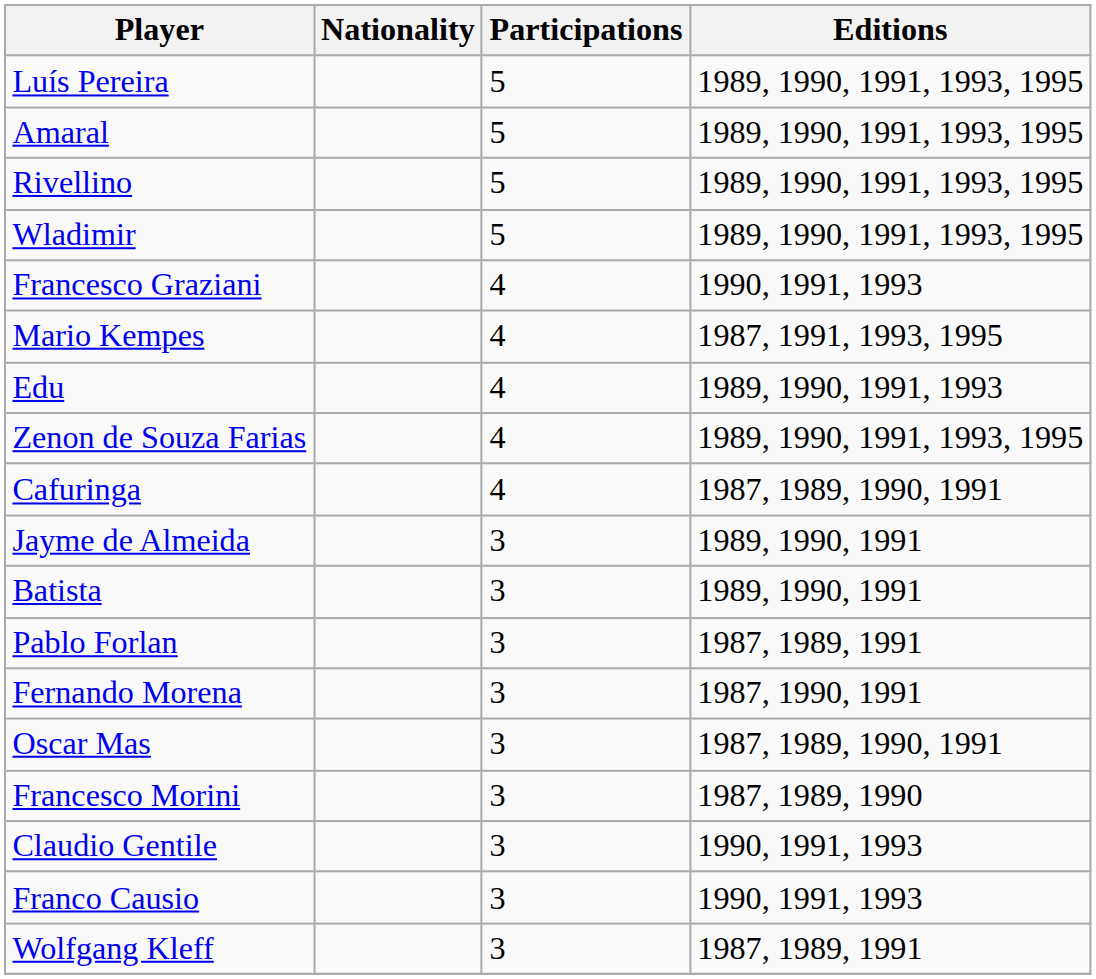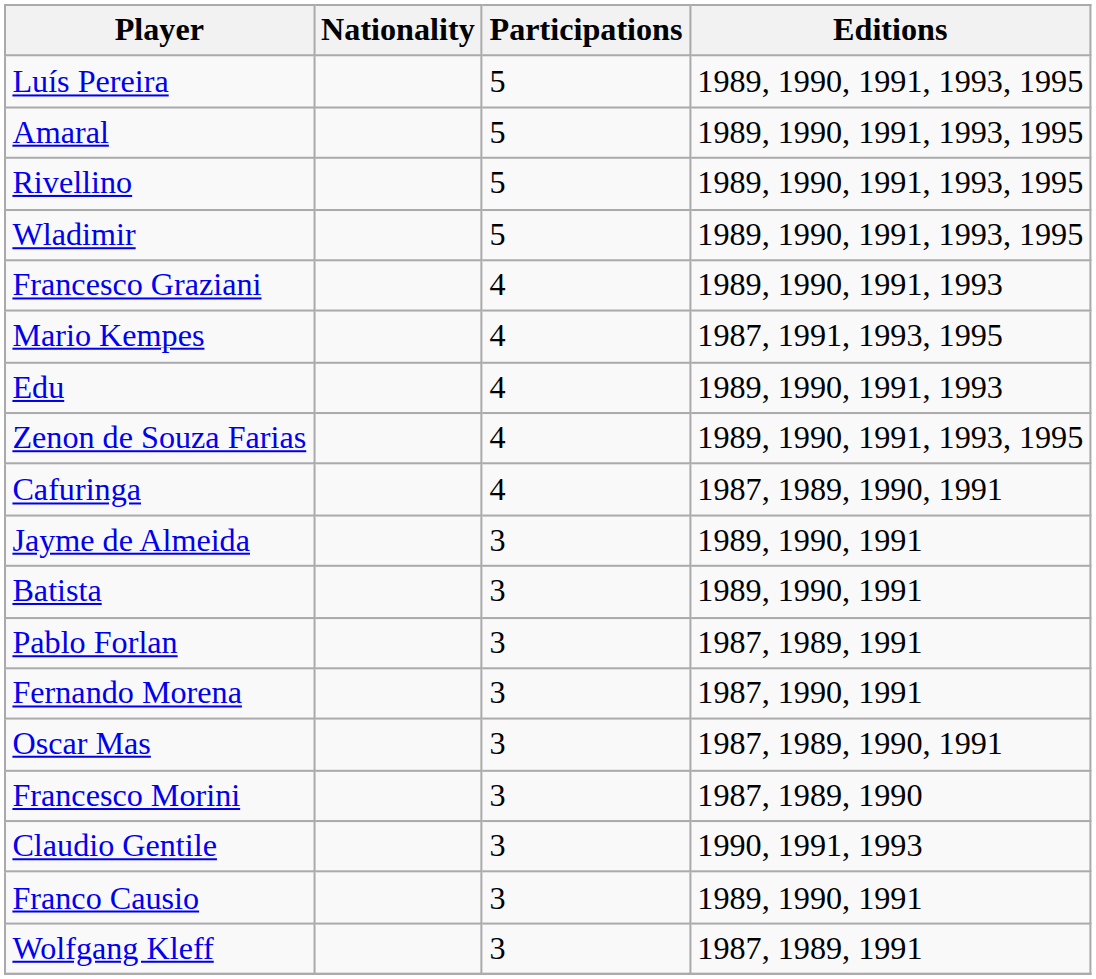(810, 285) 1990, 1991, 1993 -> (850, 285) 1989, 1990, 1991, 1993
(810, 897) 1990, 1991, 1993 -> (810, 897) 1989, 1990, 1991
